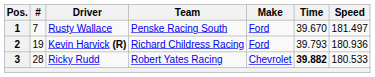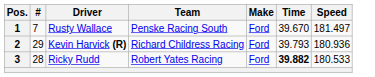(38, 44) 19 -> (38, 44) 29
(270, 60) Chevrolet -> (259, 60) Ford
